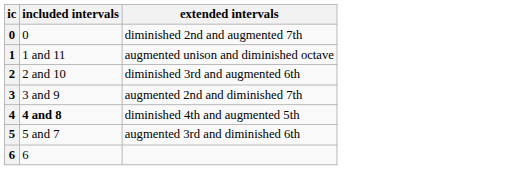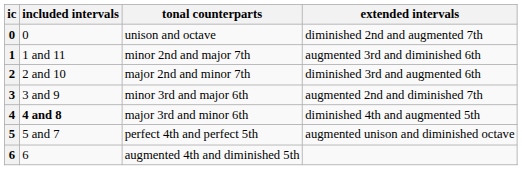+ column: (212, 14)
(229, 54) augmented unison and diminished octave -> (393, 54) augmented 3rd and diminished 6th
(212, 134) augmented 3rd and diminished 6th -> (410, 134) augmented unison and diminished octave
